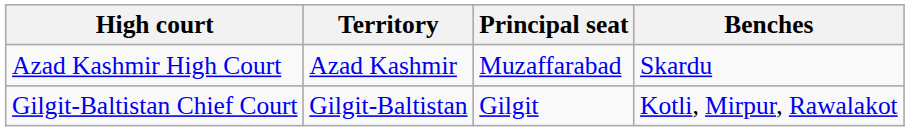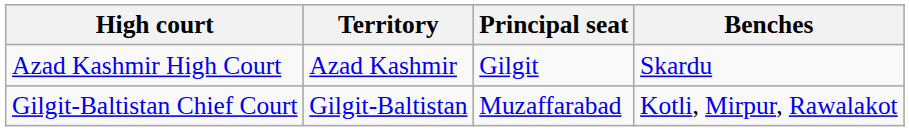(550, 65) Muzaffarabad -> (509, 65) Gilgit
(509, 105) Gilgit -> (550, 105) Muzaffarabad
